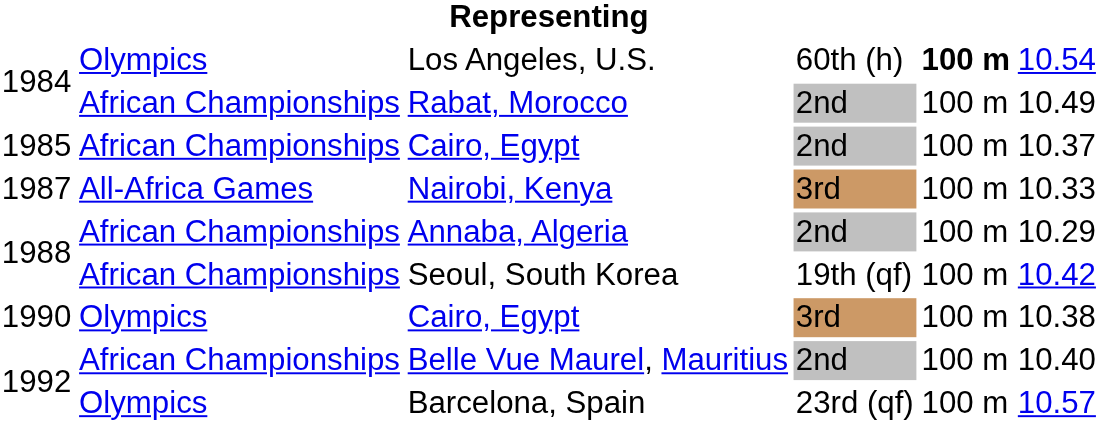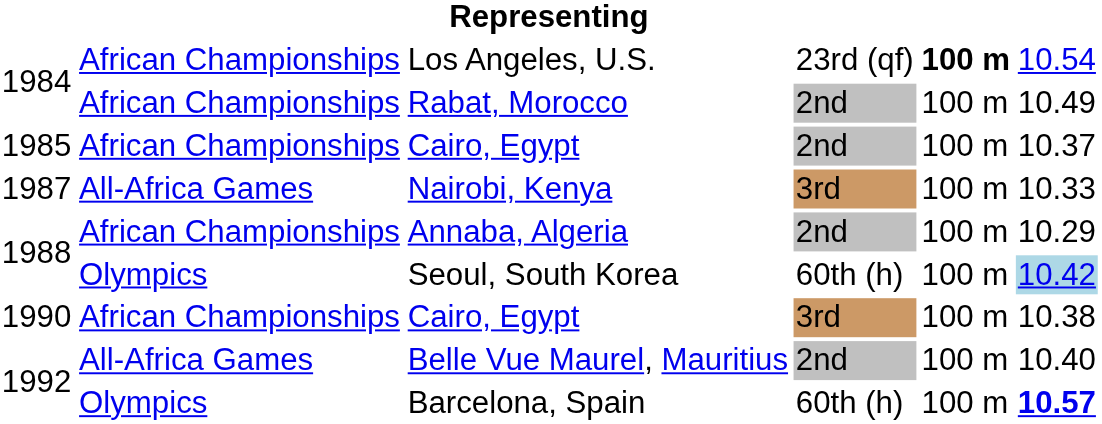(143, 59) Olympics -> (239, 59) African Championships
(850, 59) 60th (h) -> (855, 59) 23rd (qf)
(239, 274) African Championships -> (143, 274) Olympics
(854, 274) 19th (qf) -> (850, 274) 60th (h)
(1057, 274) no background -> (1057, 274) lightblue background
(143, 317) Olympics -> (239, 317) African Championships
(239, 360) African Championships -> (196, 360) All-Africa Games
(855, 403) 23rd (qf) -> (850, 403) 60th (h)
(1057, 403) normal -> (1057, 403) bold
